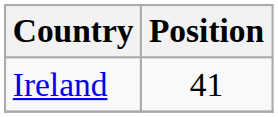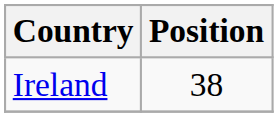(207, 84) 41 -> (207, 84) 38
